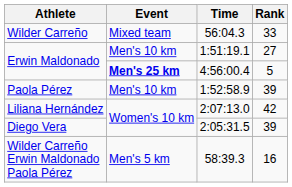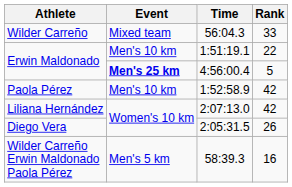(270, 52) 27 -> (270, 52) 22
(270, 90) 39 -> (270, 90) 42
(270, 128) 39 -> (270, 128) 26
